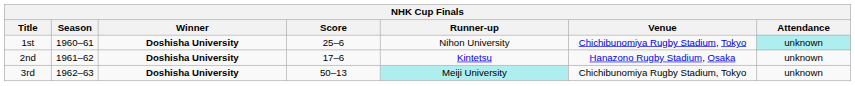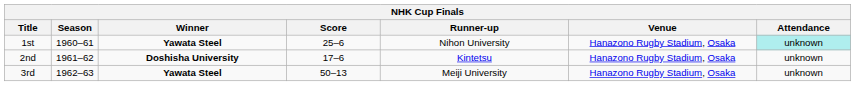(192, 43) Doshisha University -> (192, 43) Yawata Steel
(662, 43) Chichibunomiya Rugby Stadium, Tokyo -> (662, 43) Hanazono Rugby Stadium, Osaka
(192, 73) Doshisha University -> (192, 73) Yawata Steel
(474, 73) paleturquoise background -> (474, 73) no background
(662, 73) Chichibunomiya Rugby Stadium, Tokyo -> (662, 73) Hanazono Rugby Stadium, Osaka
